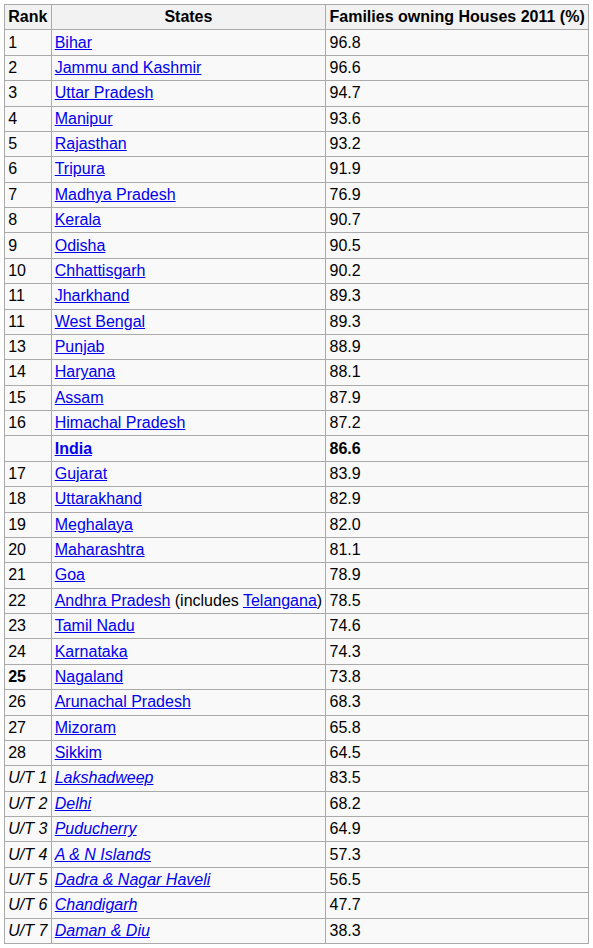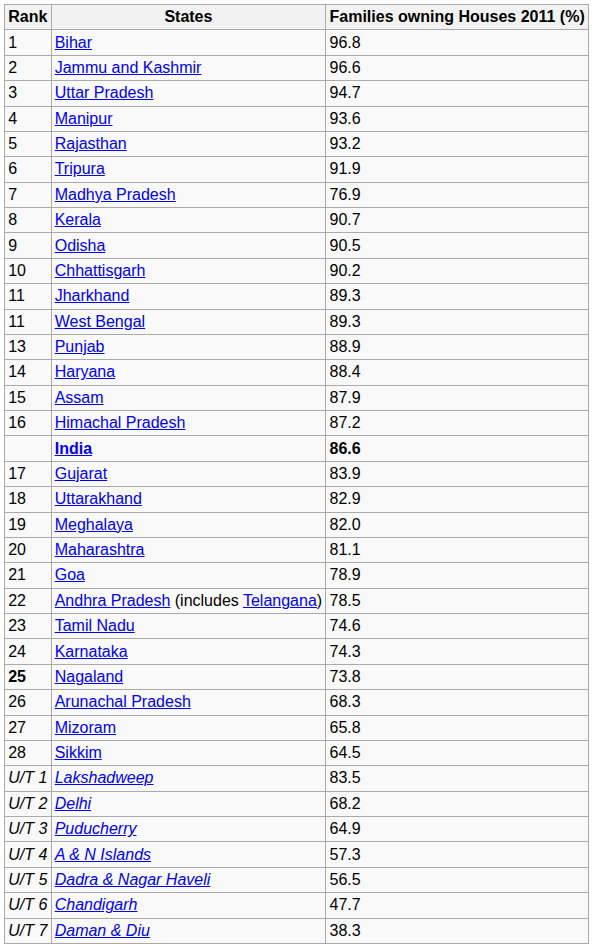(345, 372) 88.1 -> (345, 372) 88.4
